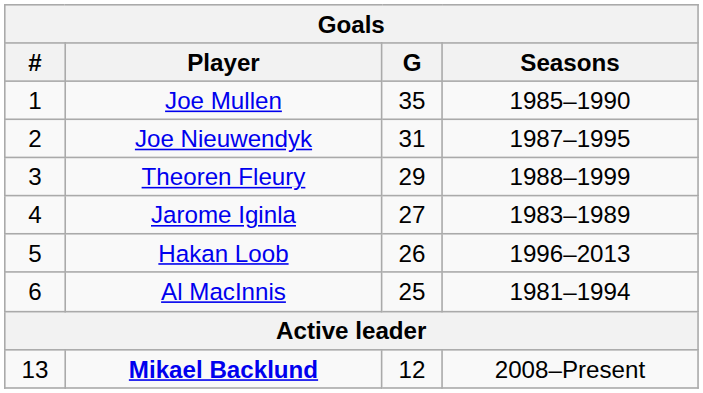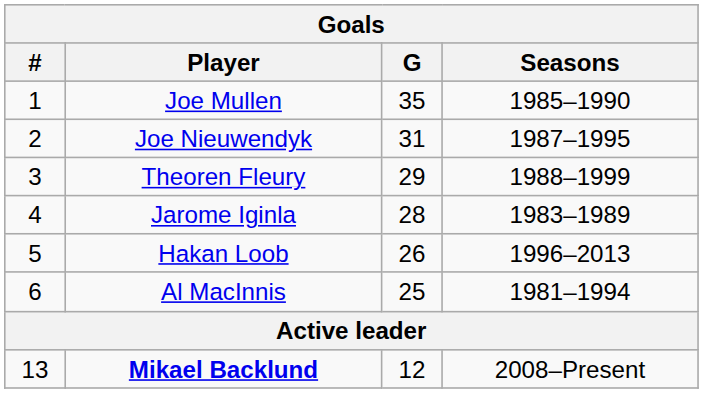(412, 215) 27 -> (412, 215) 28
